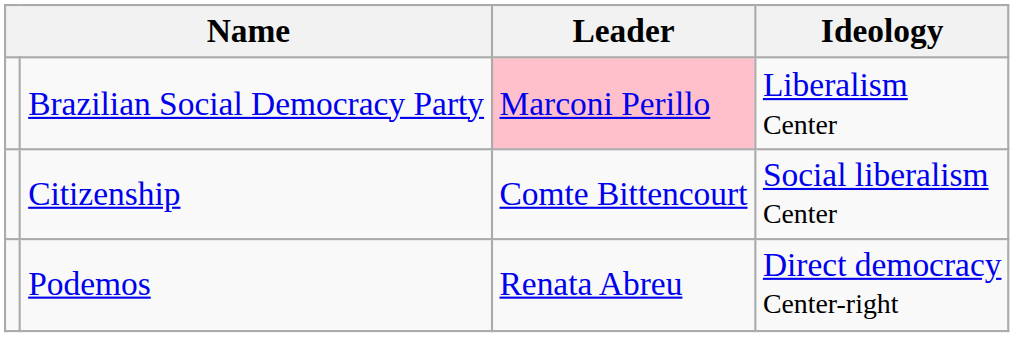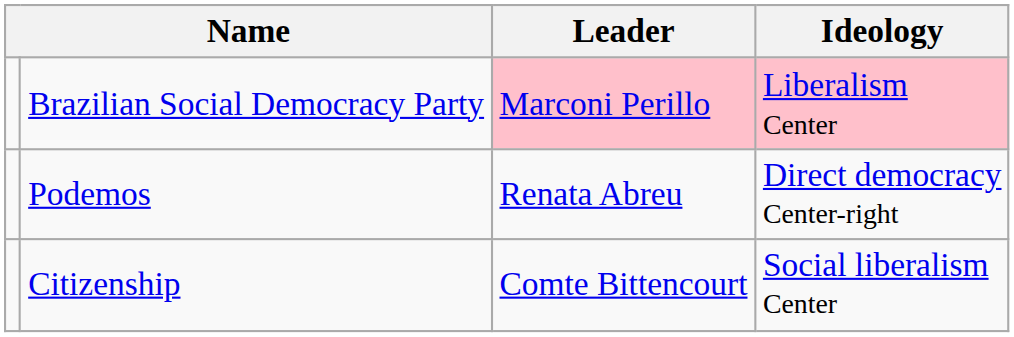(835, 102) no background -> (835, 102) pink background
rows swapped: (89, 284) <-> (104, 193)
